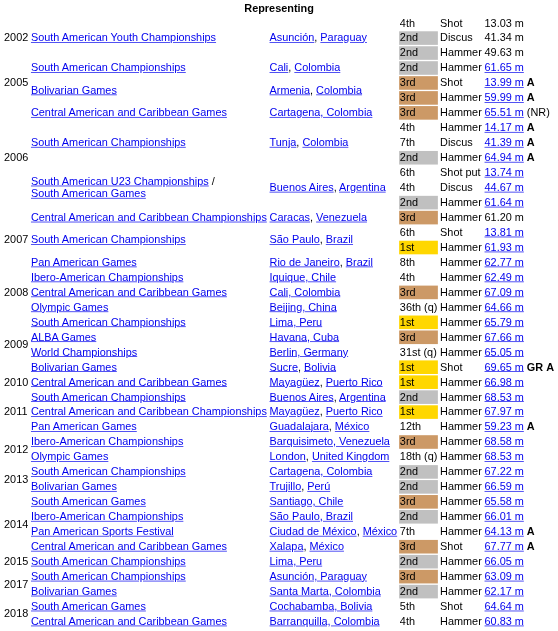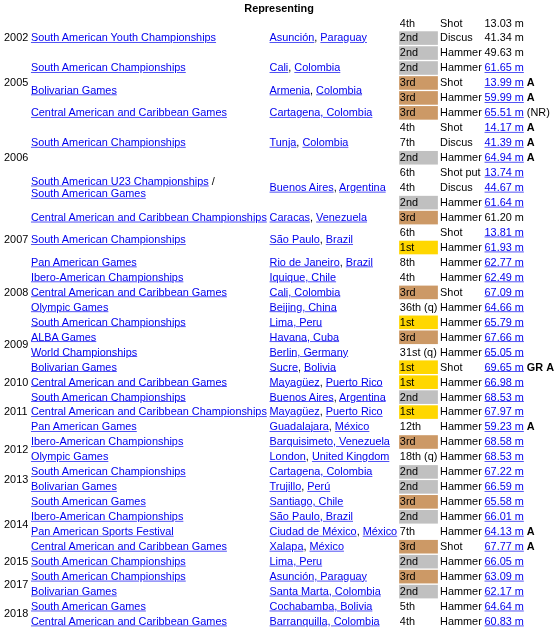(461, 128) Hammer -> (451, 128) Shot
(461, 292) Hammer -> (451, 292) Shot
(451, 606) Shot -> (461, 606) Hammer
